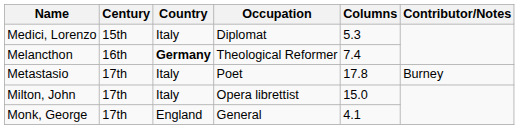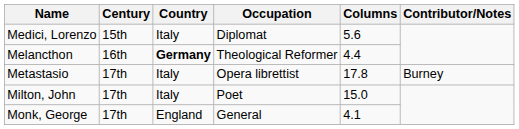(352, 34) 5.3 -> (352, 34) 5.6
(352, 54) 7.4 -> (352, 54) 4.4
(230, 74) Poet -> (258, 74) Opera librettist
(258, 94) Opera librettist -> (230, 94) Poet
